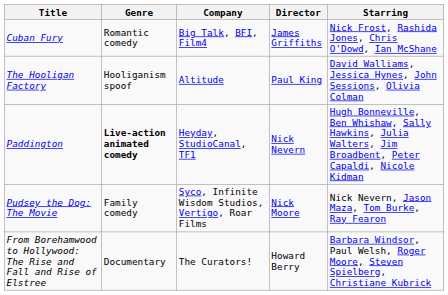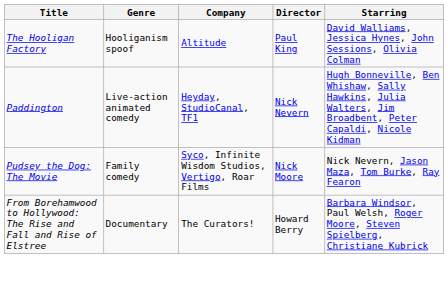- row: (35, 38)
(135, 144) bold -> (137, 107) normal
